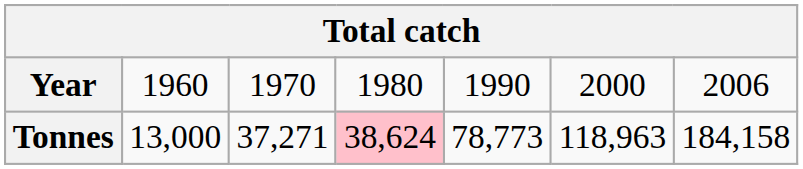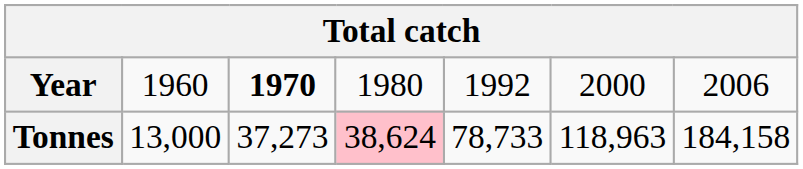(283, 84) normal -> (283, 84) bold
(497, 84) 1990 -> (497, 84) 1992
(283, 137) 37,271 -> (283, 137) 37,273
(497, 137) 78,773 -> (497, 137) 78,733
